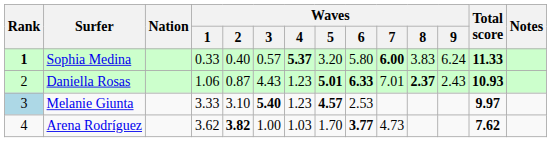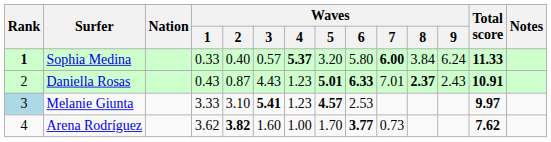(423, 59) 3.83 -> (423, 59) 3.84
(207, 81) 1.06 -> (207, 81) 0.43
(488, 81) 10.93 -> (488, 81) 10.91
(269, 103) 5.40 -> (269, 103) 5.41
(269, 125) 1.00 -> (269, 125) 1.60
(300, 125) 1.03 -> (300, 125) 1.00
(392, 125) 4.73 -> (392, 125) 0.73
